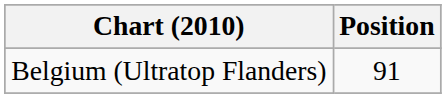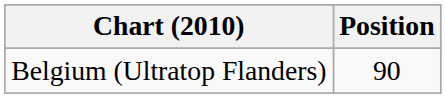(387, 70) 91 -> (387, 70) 90
